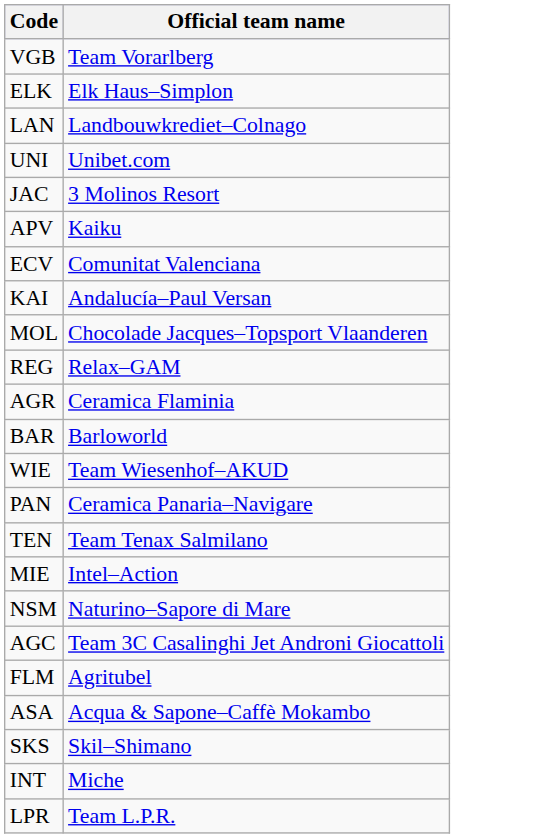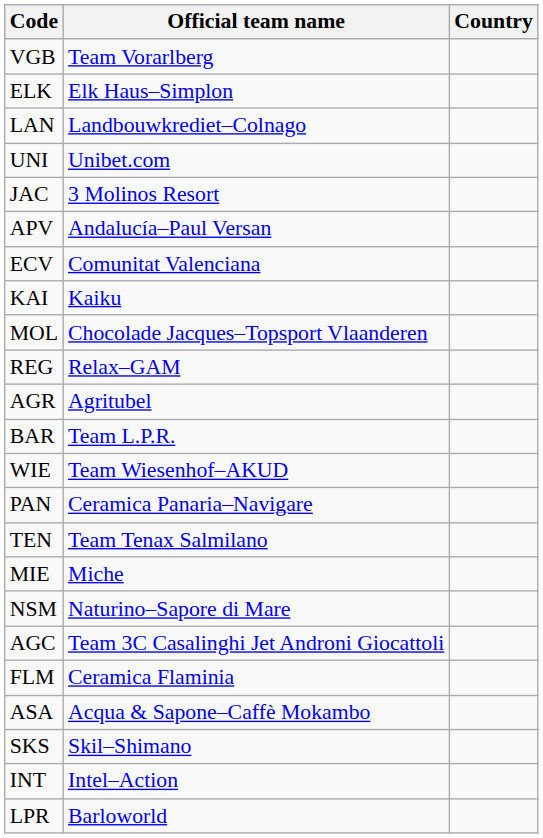+ column: (494, 21)
(95, 228) Kaiku -> (170, 228) Andalucía–Paul Versan
(170, 297) Andalucía–Paul Versan -> (95, 297) Kaiku
(151, 401) Ceramica Flaminia -> (110, 401) Agritubel
(118, 435) Barloworld -> (122, 435) Team L.P.R.
(123, 573) Intel–Action -> (96, 573) Miche
(110, 677) Agritubel -> (151, 677) Ceramica Flaminia
(96, 780) Miche -> (123, 780) Intel–Action
(122, 815) Team L.P.R. -> (118, 815) Barloworld
